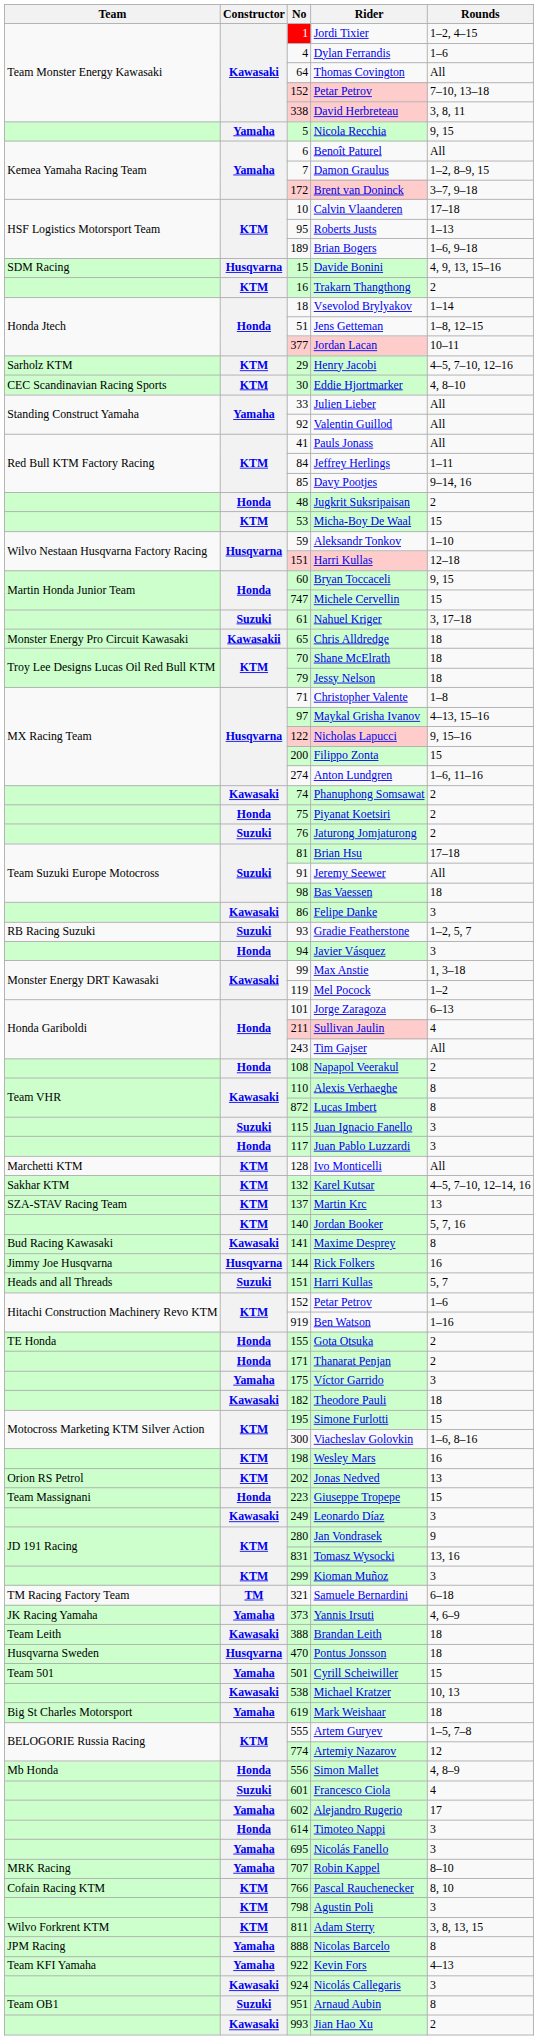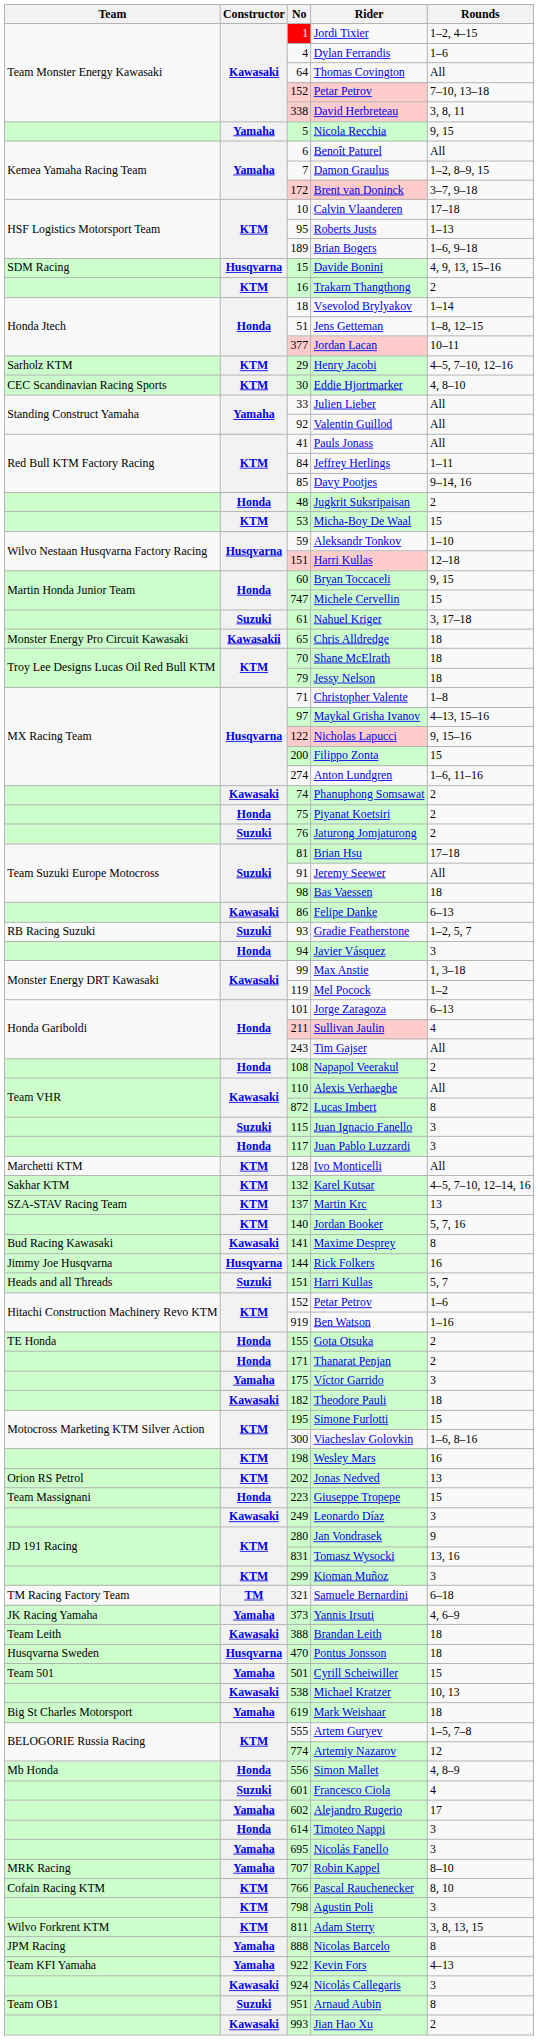(433, 911) 3 -> (442, 911) 6–13
(433, 1087) 8 -> (438, 1087) All
